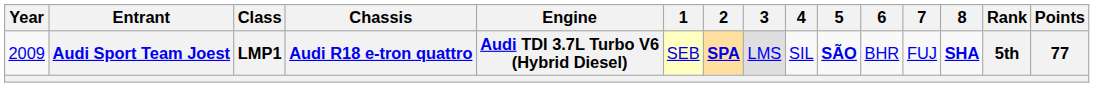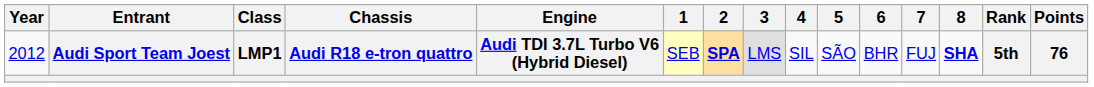(27, 53) 2009 -> (27, 53) 2012
(839, 53) bold -> (839, 53) normal
(1060, 53) 77 -> (1059, 53) 76
